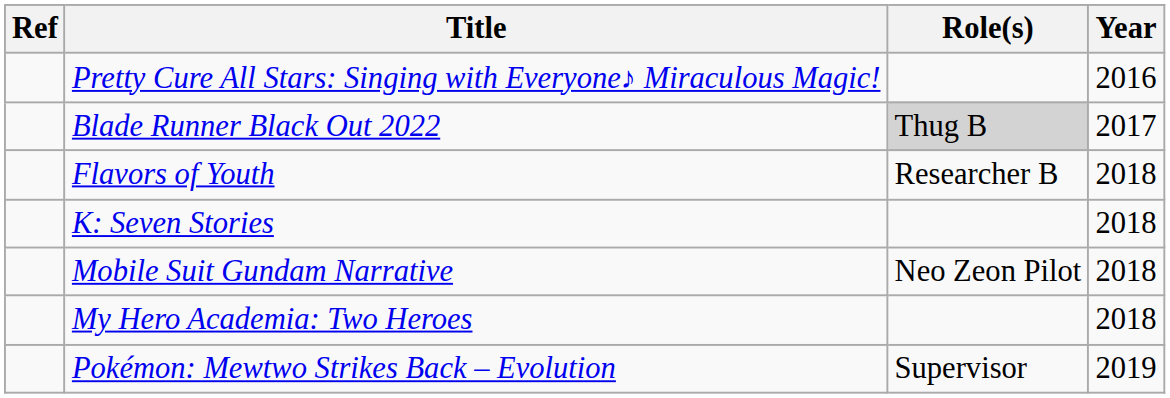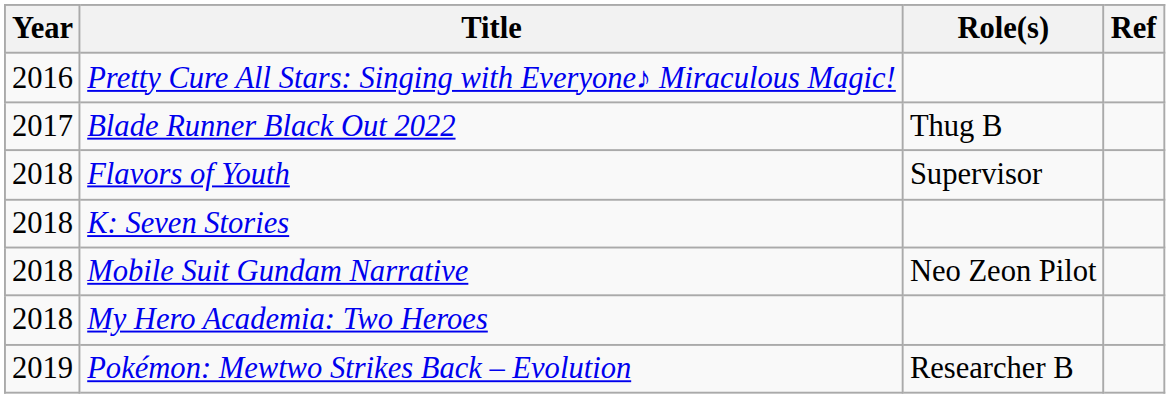columns swapped: (1126, 28) <-> (35, 28)
(941, 125) lightgrey background -> (956, 125) no background
(976, 174) Researcher B -> (976, 174) Supervisor
(961, 367) Supervisor -> (992, 367) Researcher B
